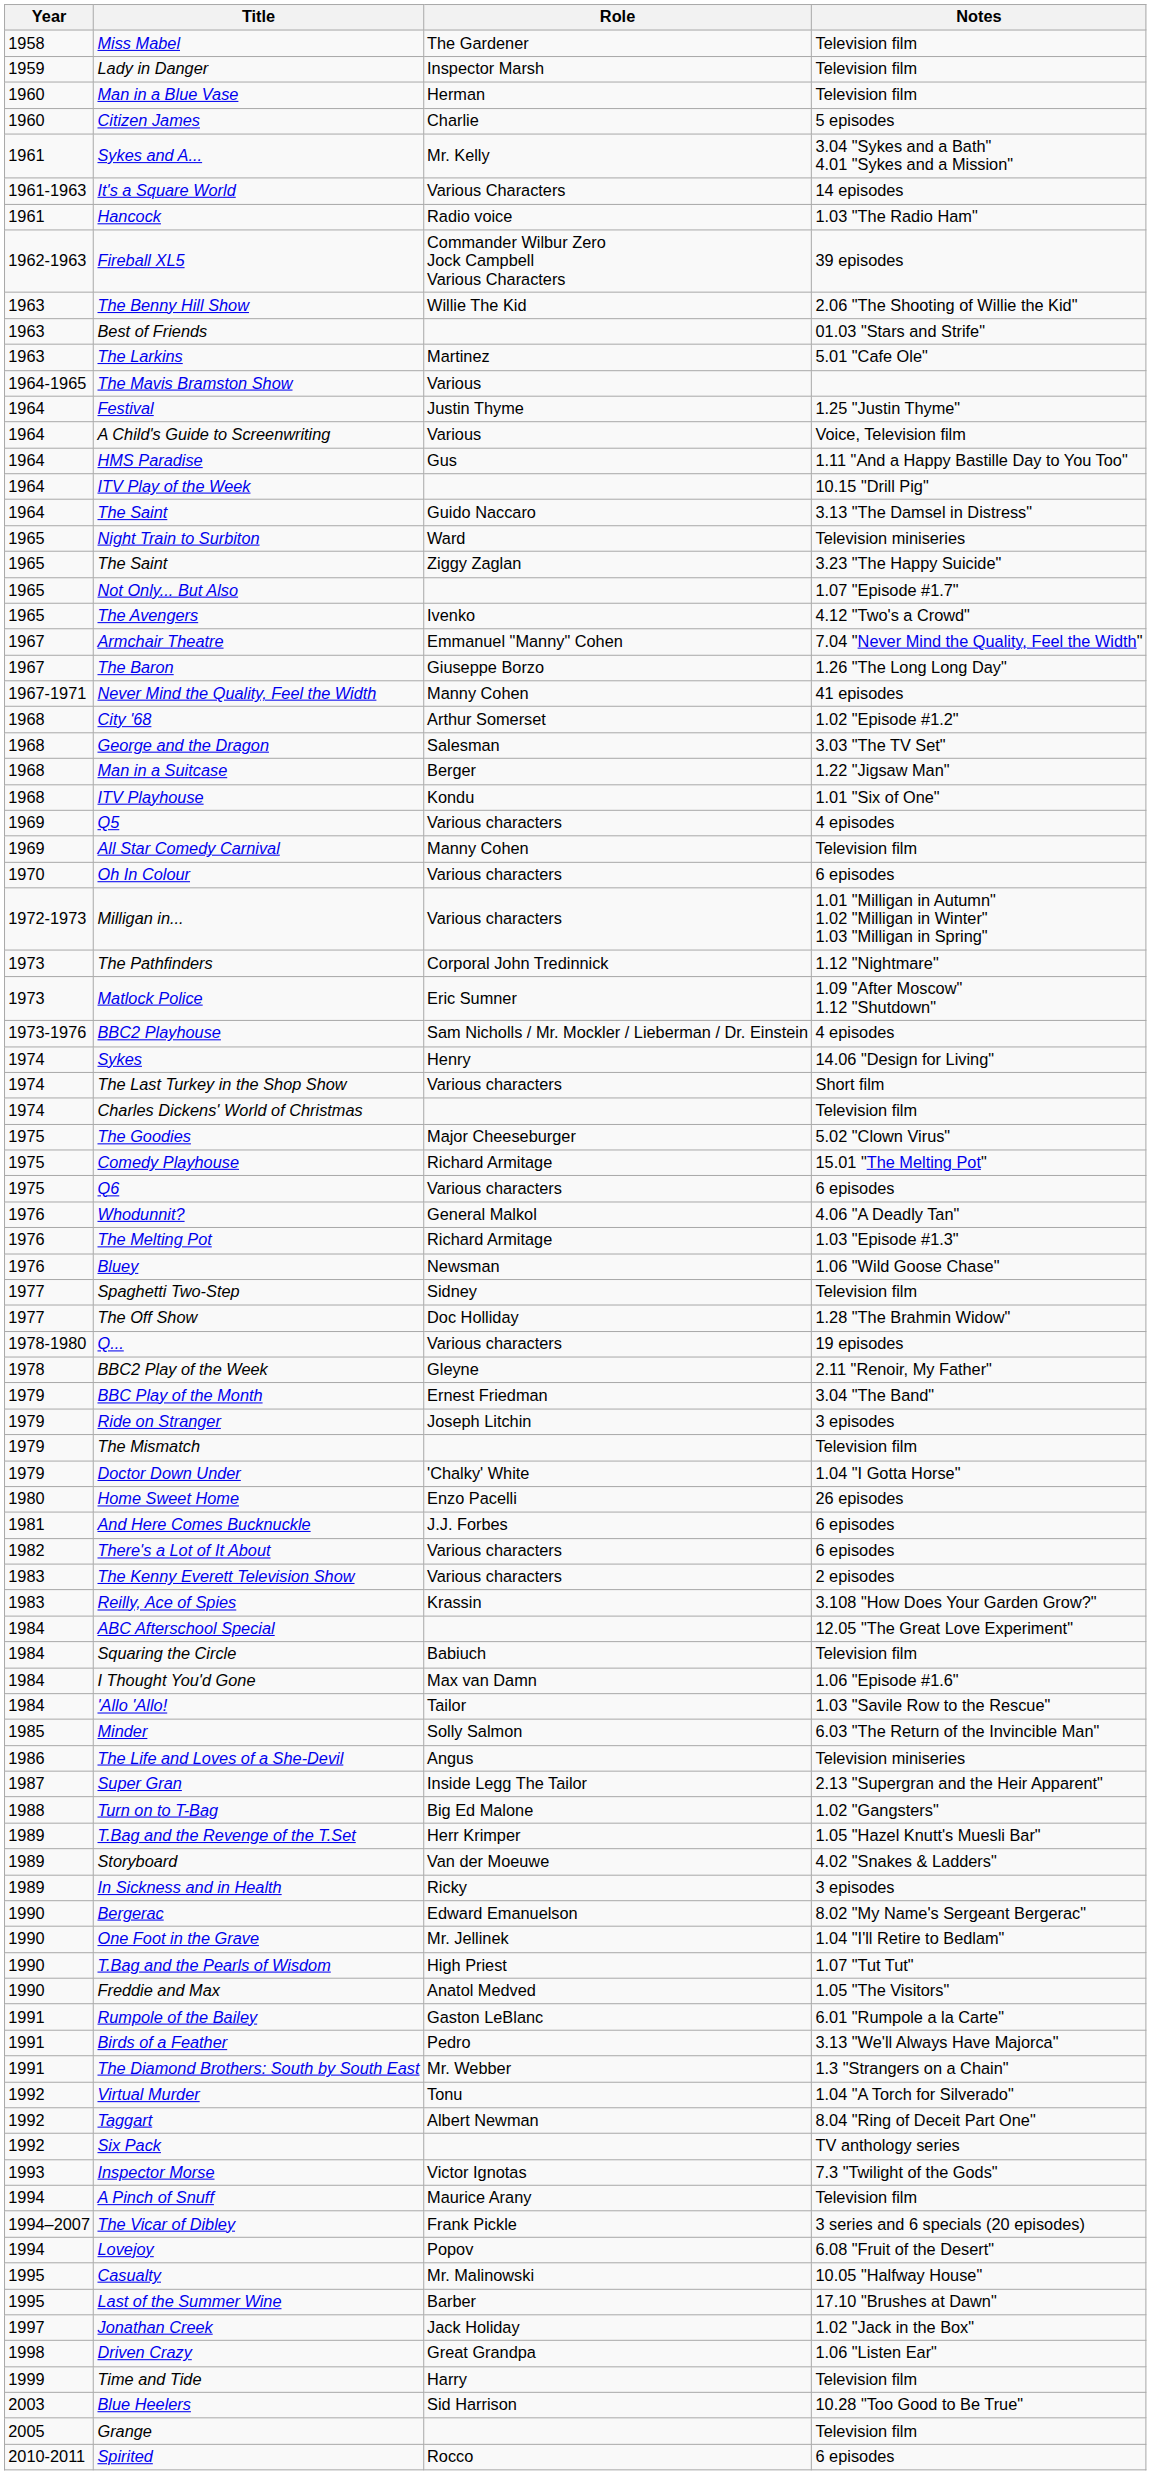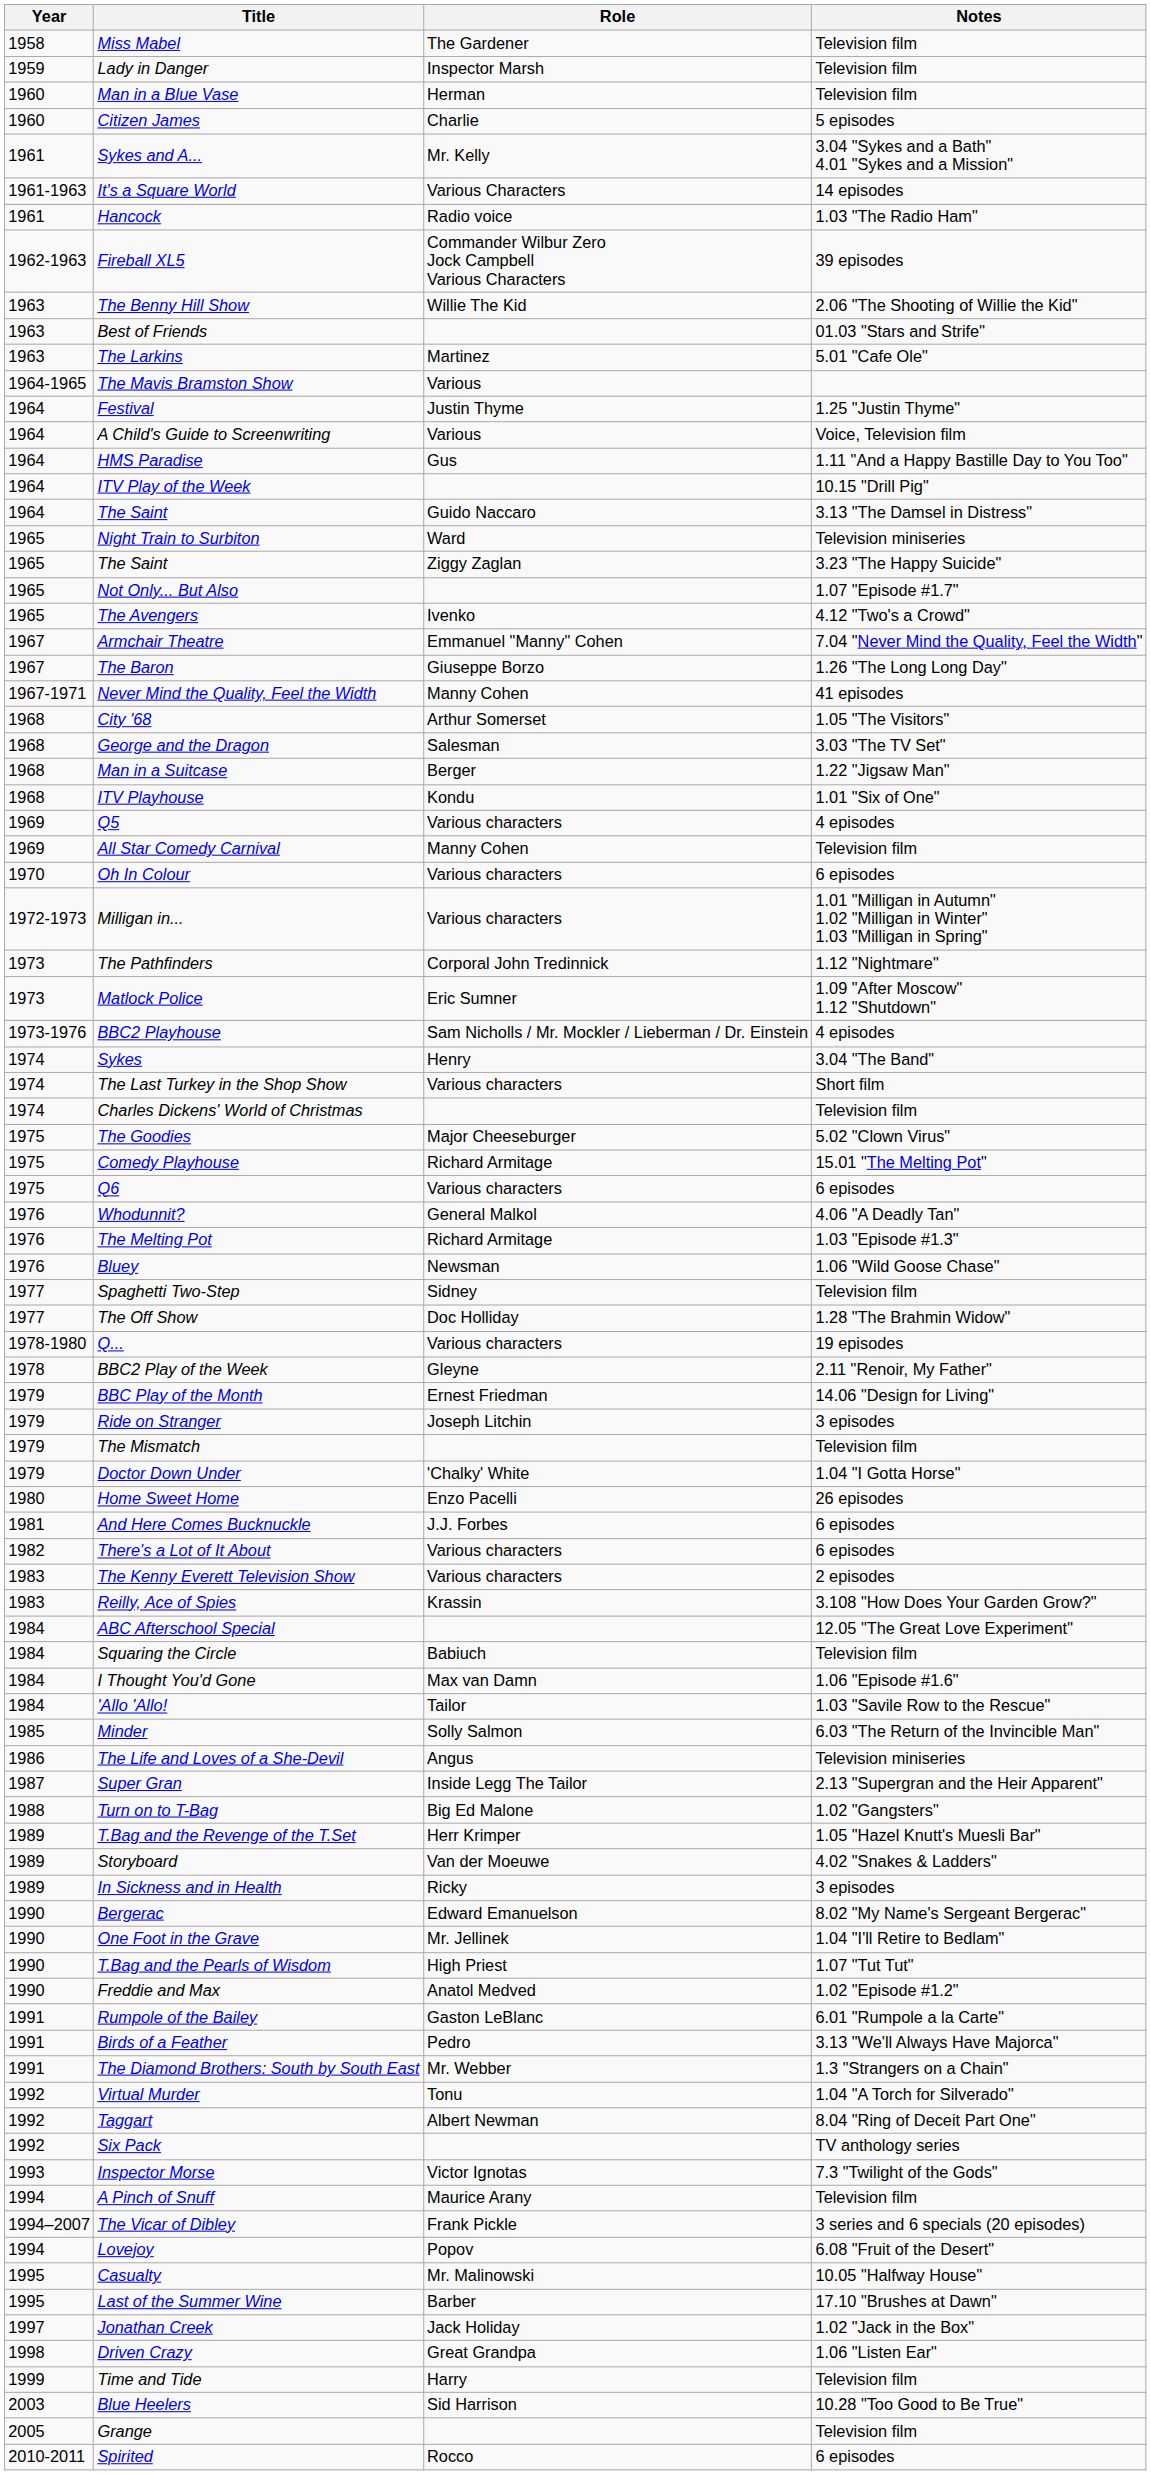(887, 719) 1.02 "Episode #1.2" -> (882, 719) 1.05 "The Visitors"
(905, 1059) 14.06 "Design for Living" -> (875, 1059) 3.04 "The Band"
(875, 1395) 3.04 "The Band" -> (905, 1395) 14.06 "Design for Living"
(882, 1991) 1.05 "The Visitors" -> (887, 1991) 1.02 "Episode #1.2"
